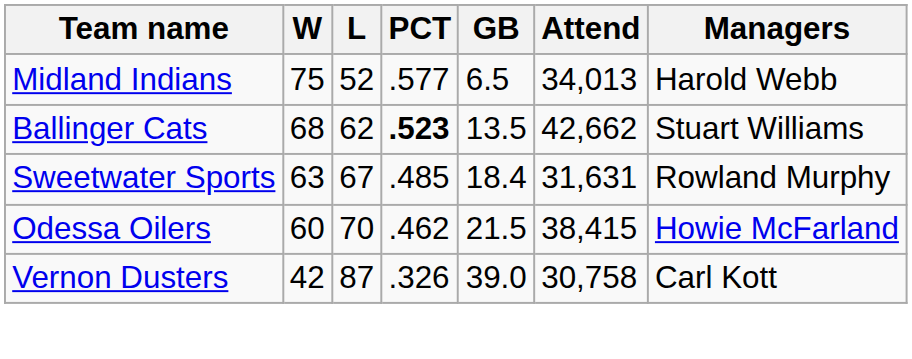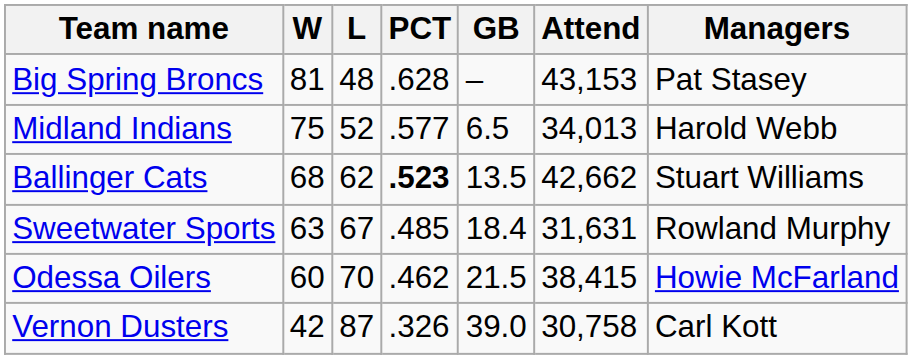+ row: (138, 79)
